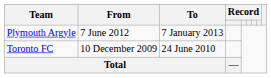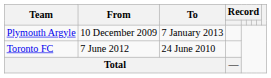(105, 33) 7 June 2012 -> (119, 33) 10 December 2009
(119, 49) 10 December 2009 -> (105, 49) 7 June 2012
